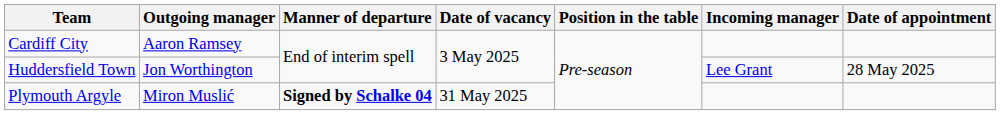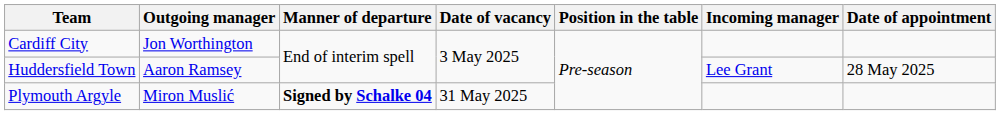(192, 43) Aaron Ramsey -> (198, 43) Jon Worthington
(198, 69) Jon Worthington -> (192, 69) Aaron Ramsey
